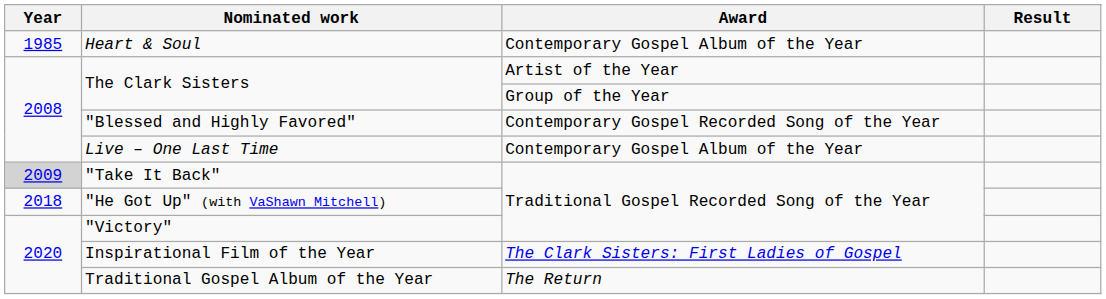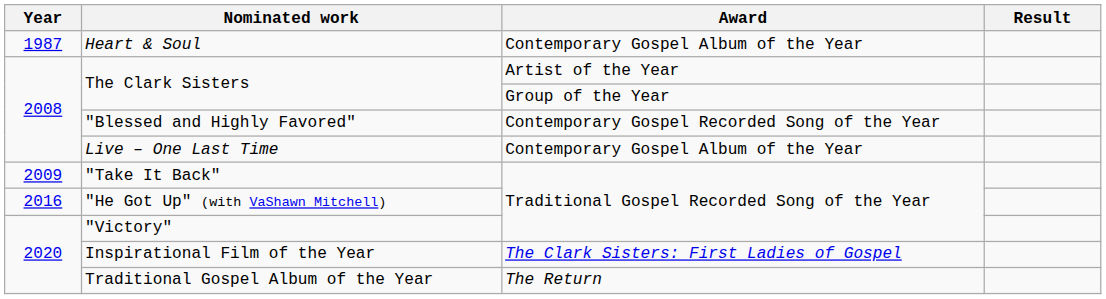(43, 44) 1985 -> (43, 44) 1987
(43, 175) lightgrey background -> (43, 175) no background
(43, 202) 2018 -> (43, 202) 2016
